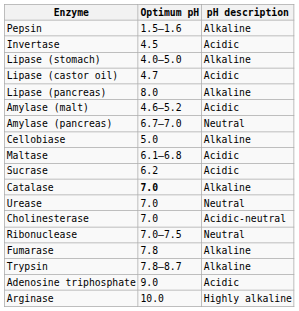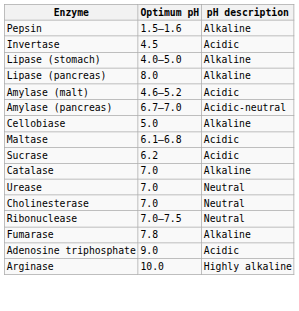- row: (62, 76)
(224, 124) Neutral -> (245, 108) Acidic-neutral
(149, 187) bold -> (149, 171) normal
(245, 219) Acidic-neutral -> (224, 203) Neutral
- row: (27, 267)
